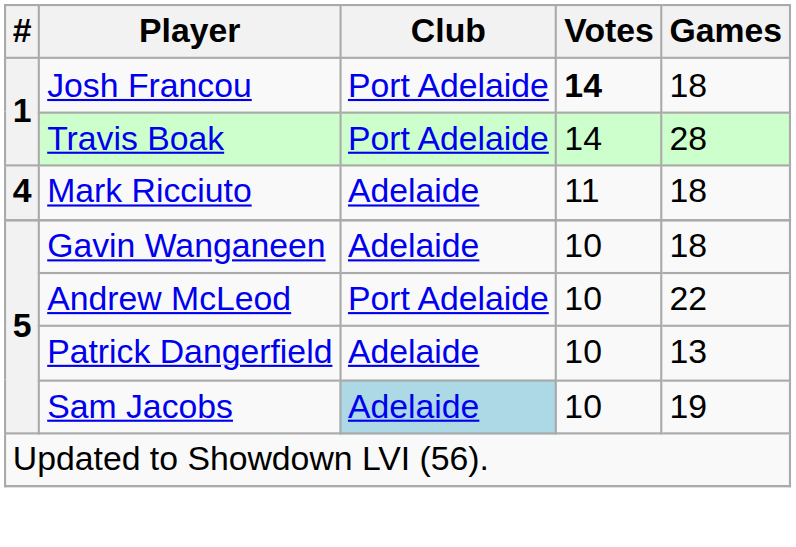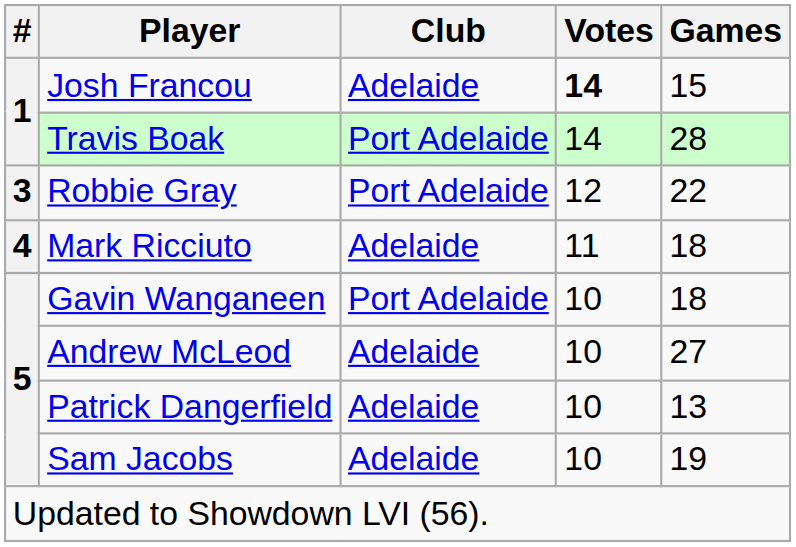(448, 84) Port Adelaide -> (414, 84) Adelaide
(688, 84) 18 -> (688, 84) 15
+ row: (142, 191)
(414, 245) Adelaide -> (448, 298) Port Adelaide
(448, 298) Port Adelaide -> (414, 352) Adelaide
(688, 298) 22 -> (688, 352) 27
(414, 406) lightblue background -> (414, 459) no background
